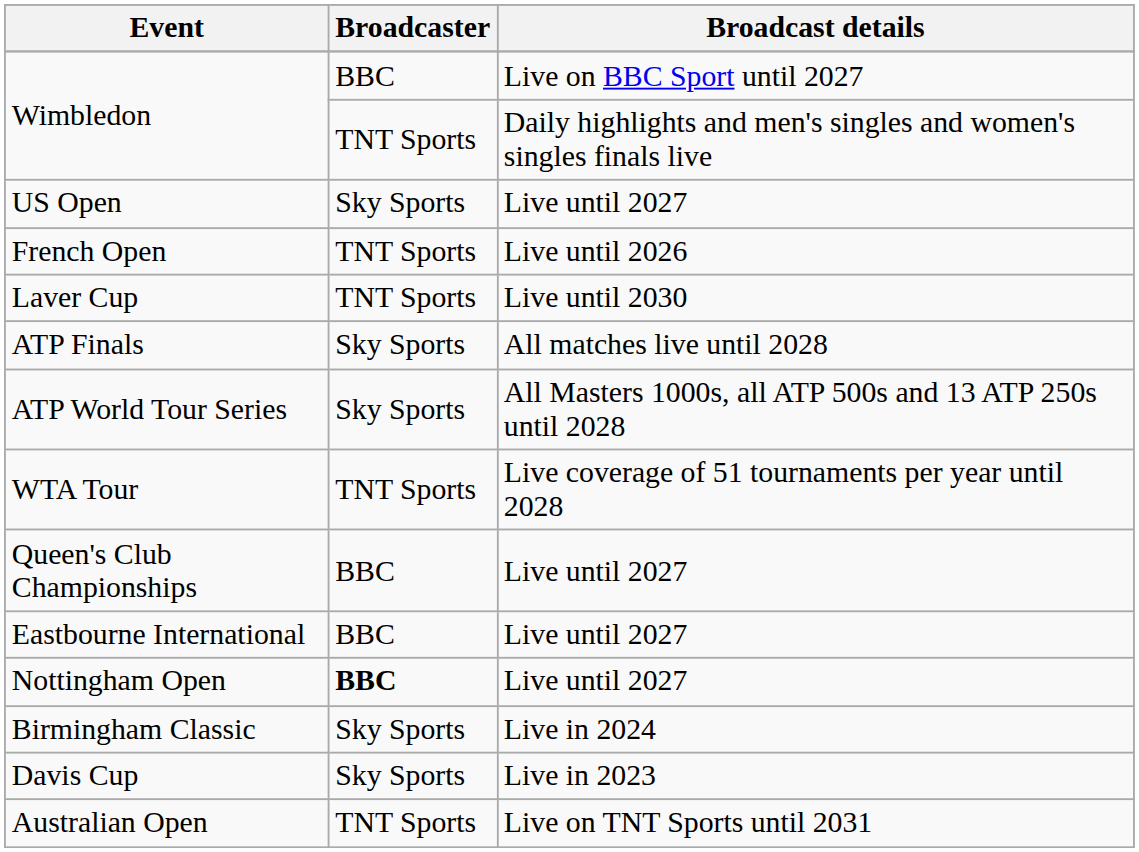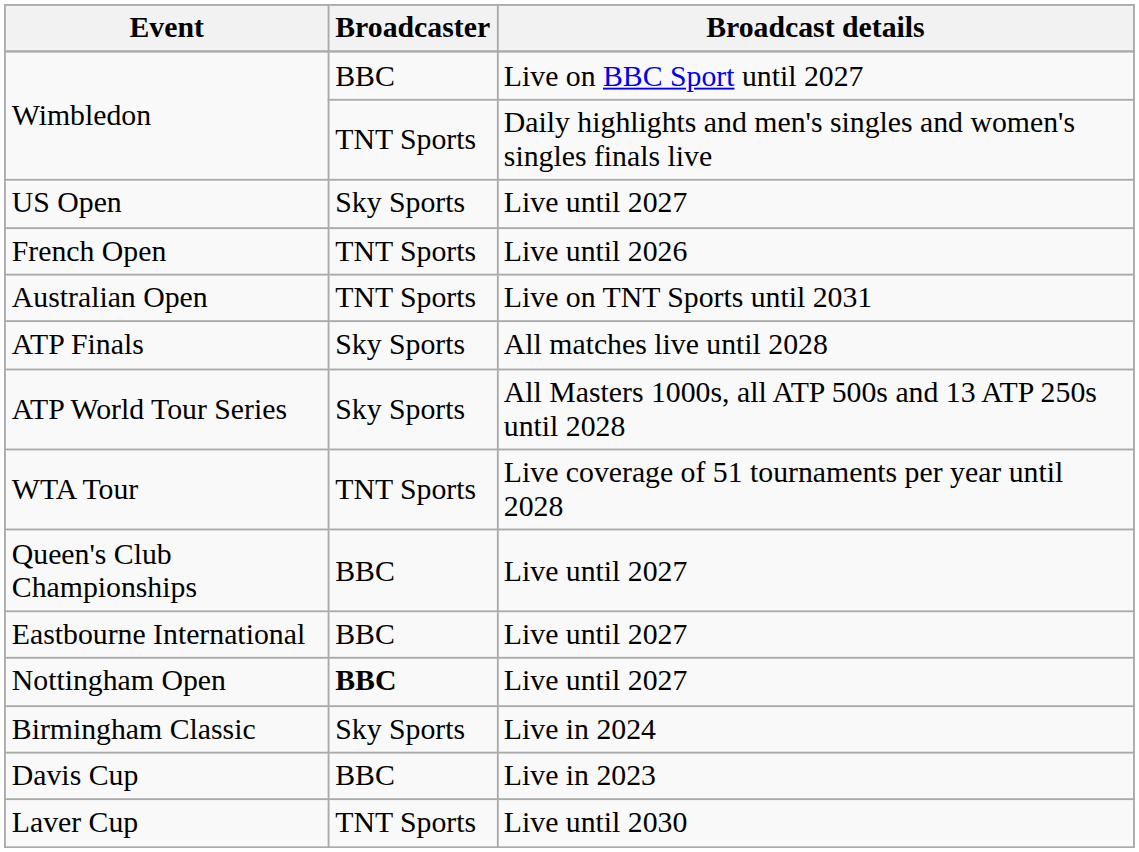rows swapped: (110, 822) <-> (75, 297)
(400, 775) Sky Sports -> (365, 775) BBC
